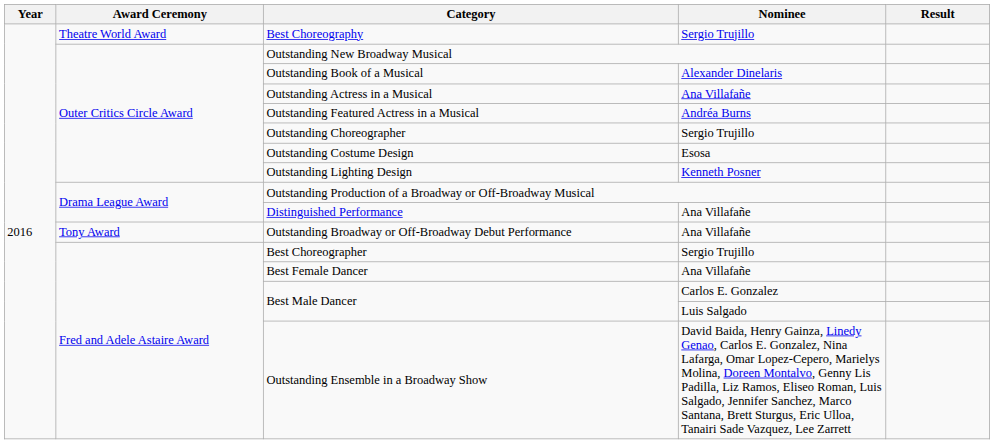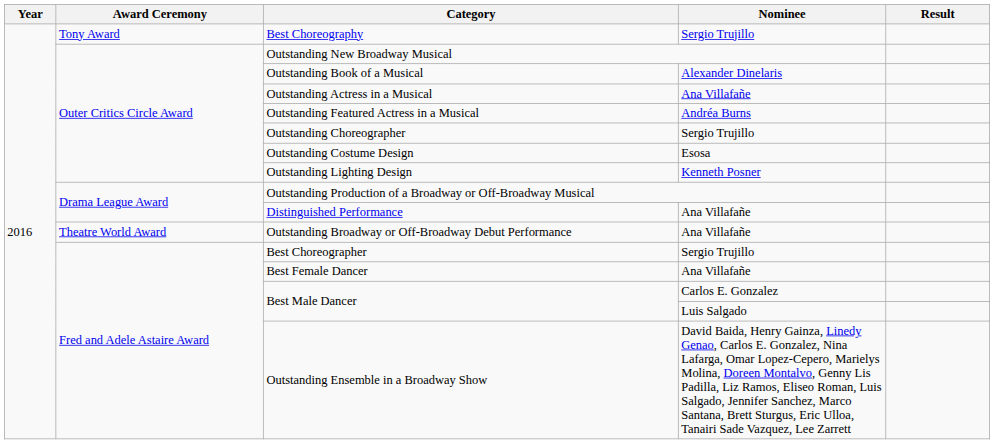(113, 34) Theatre World Award -> (89, 34) Tony Award
(89, 232) Tony Award -> (113, 232) Theatre World Award
